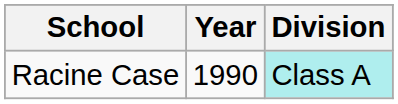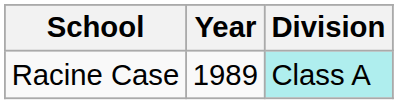(225, 74) 1990 -> (225, 74) 1989
